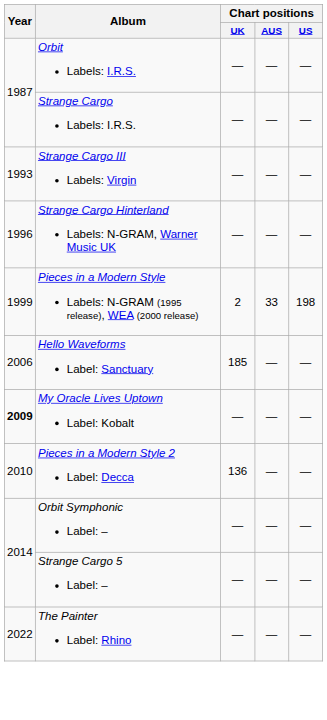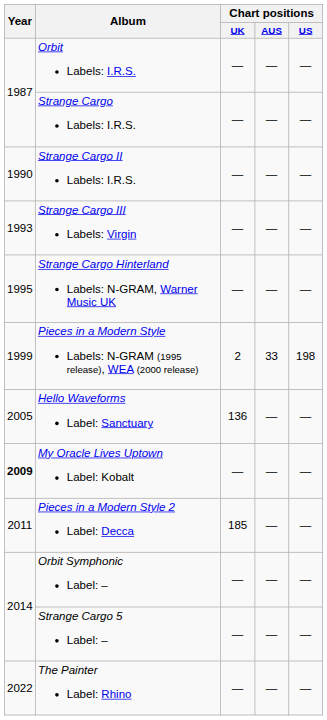+ row: (128, 168)
(20, 234) 1996 -> (20, 288) 1995
(20, 362) 2006 -> (20, 416) 2005
(238, 362) 185 -> (238, 416) 136
(20, 471) 2010 -> (20, 525) 2011
(238, 471) 136 -> (238, 525) 185
